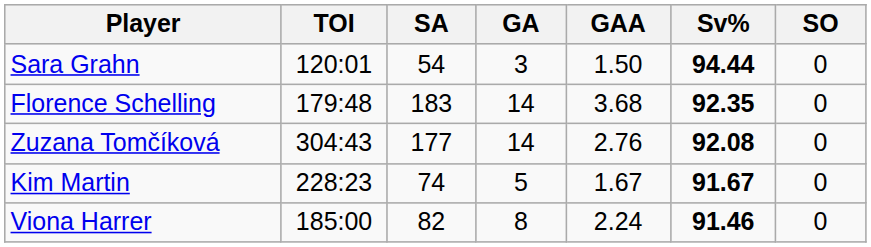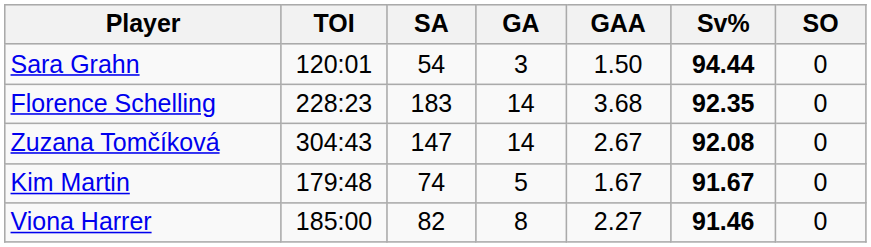(334, 103) 179:48 -> (334, 103) 228:23
(431, 143) 177 -> (431, 143) 147
(618, 143) 2.76 -> (618, 143) 2.67
(334, 182) 228:23 -> (334, 182) 179:48
(618, 222) 2.24 -> (618, 222) 2.27
